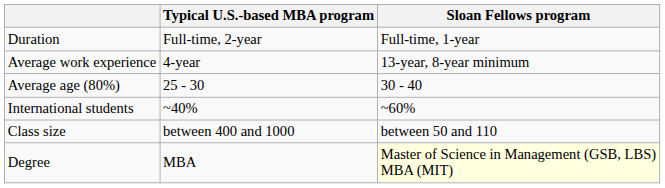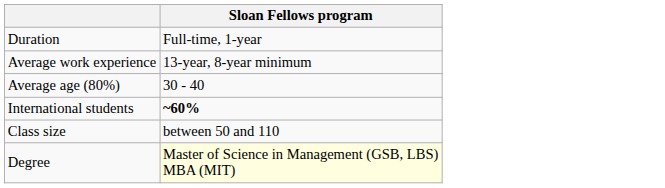- column: (269, 16)
(398, 108) normal -> (181, 108) bold
